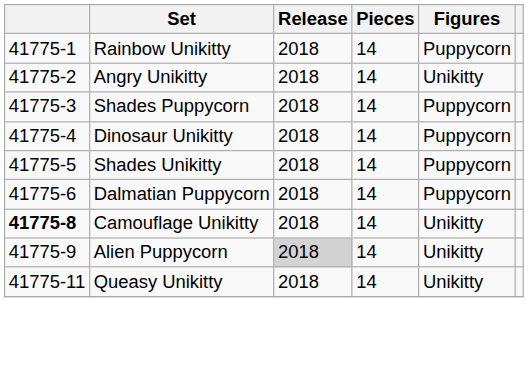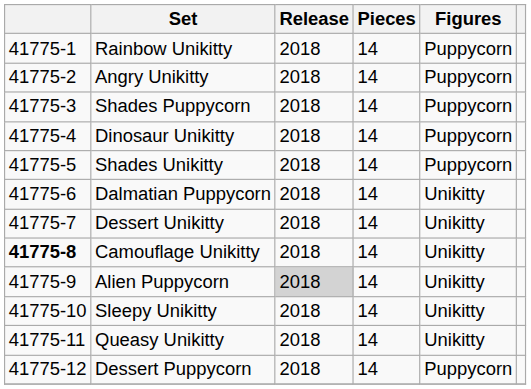(453, 77) Unikitty -> (468, 77) Puppycorn
(467, 194) Puppycorn -> (454, 194) Unikitty
+ row: (159, 223)
+ row: (156, 310)
+ row: (173, 369)
